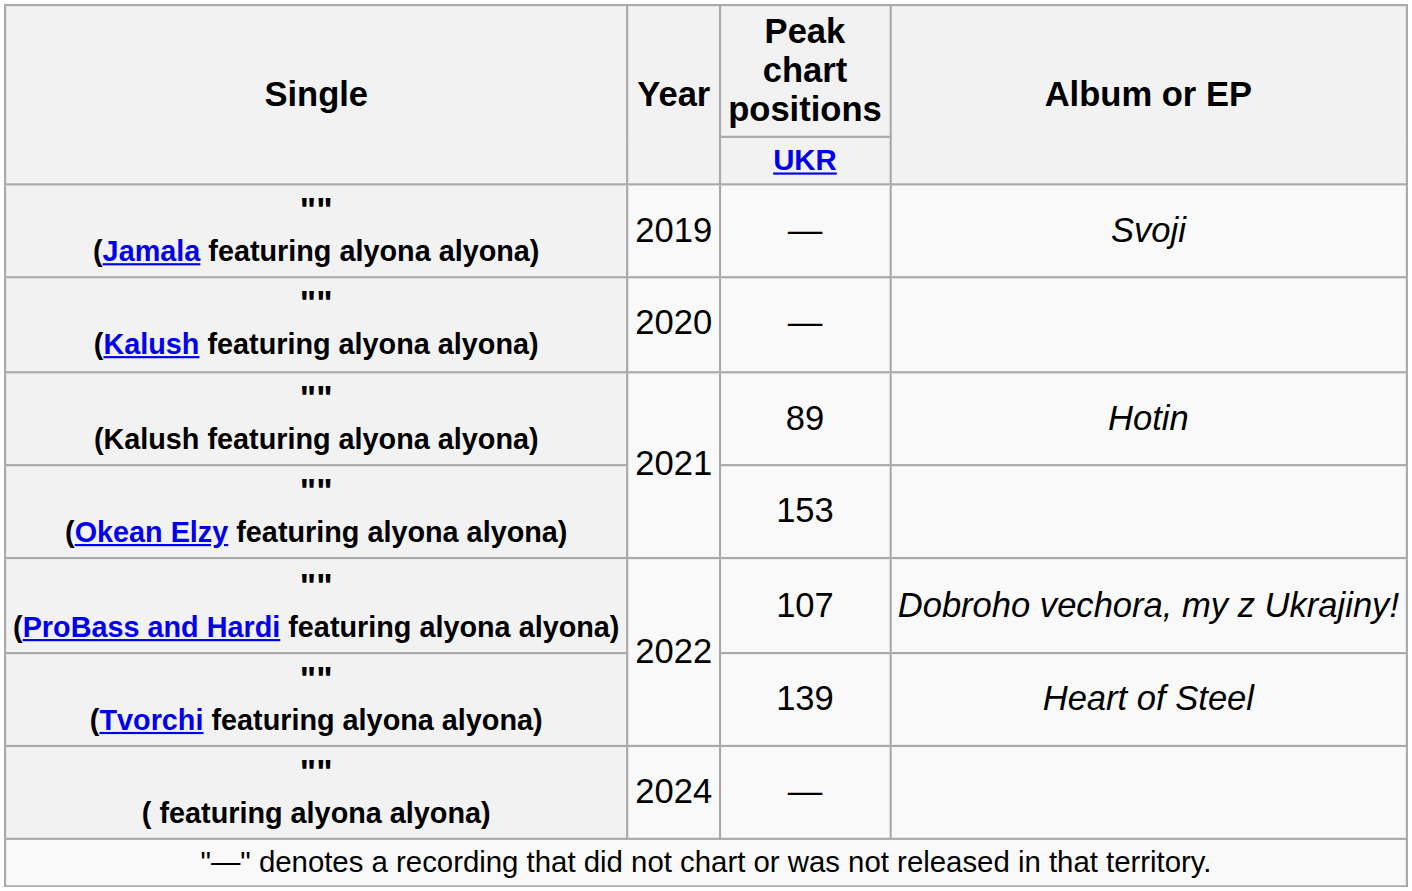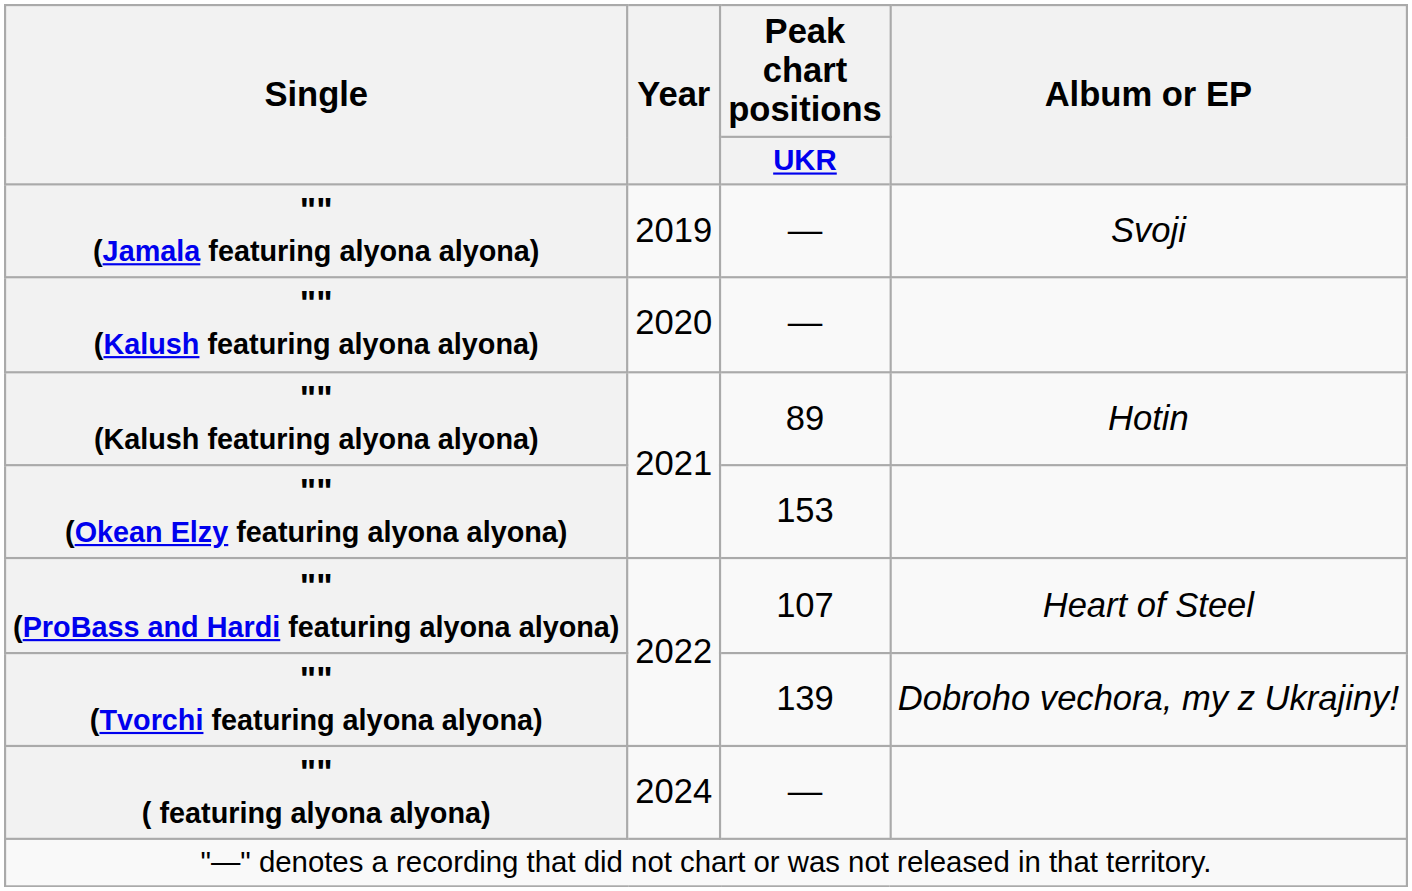(1148, 604) Dobroho vechora, my z Ukrajiny! -> (1148, 604) Heart of Steel
(1148, 698) Heart of Steel -> (1148, 698) Dobroho vechora, my z Ukrajiny!
